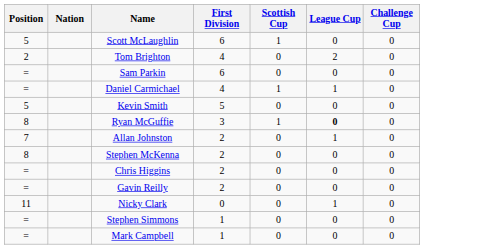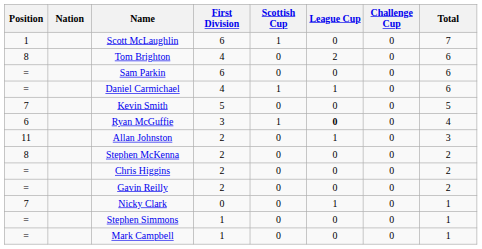+ column: (448, 18)
(26, 40) 5 -> (26, 40) 1
(26, 57) 2 -> (26, 57) 8
(26, 105) 5 -> (26, 105) 7
(26, 122) 8 -> (26, 122) 6
(26, 138) 7 -> (26, 138) 11
(26, 203) 11 -> (26, 203) 7
